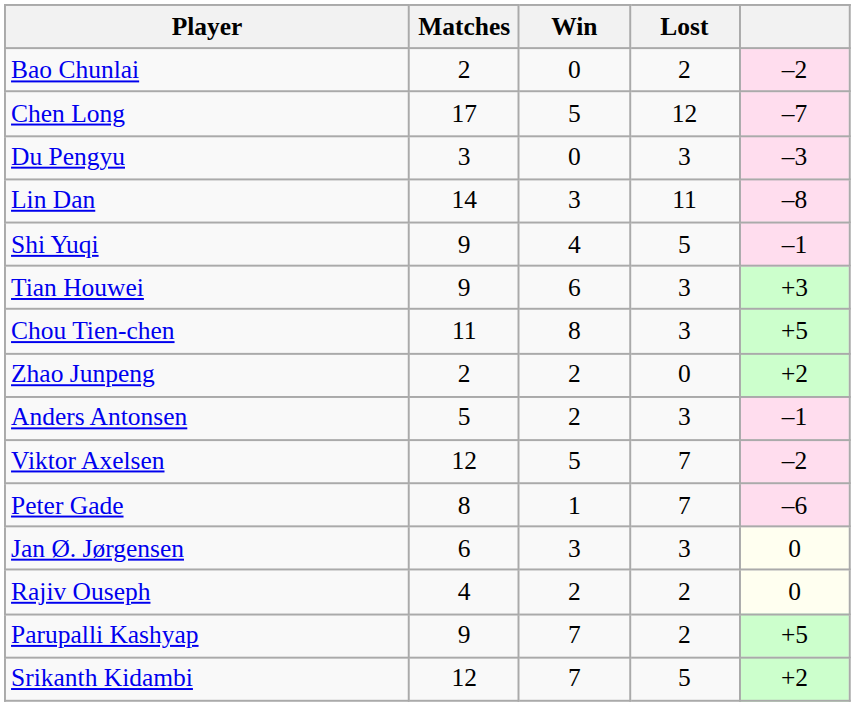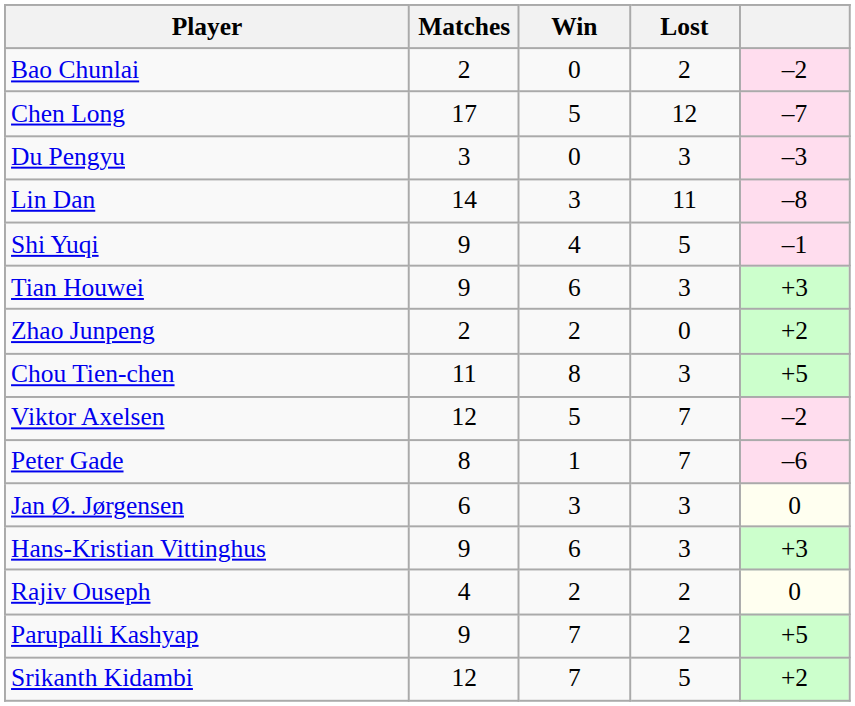rows swapped: (83, 374) <-> (93, 330)
- row: (99, 417)
+ row: (139, 548)
